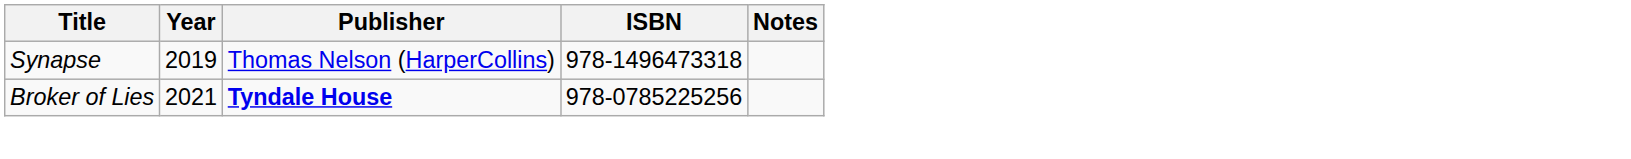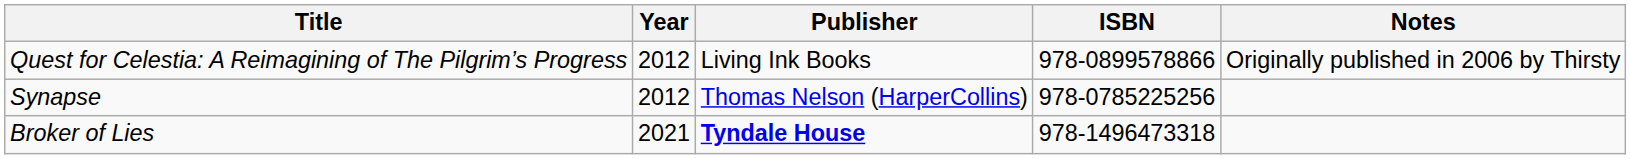+ row: (319, 60)
(191, 60) 2019 -> (664, 97) 2012
(654, 60) 978-1496473318 -> (1127, 97) 978-0785225256
(654, 97) 978-0785225256 -> (1127, 134) 978-1496473318
